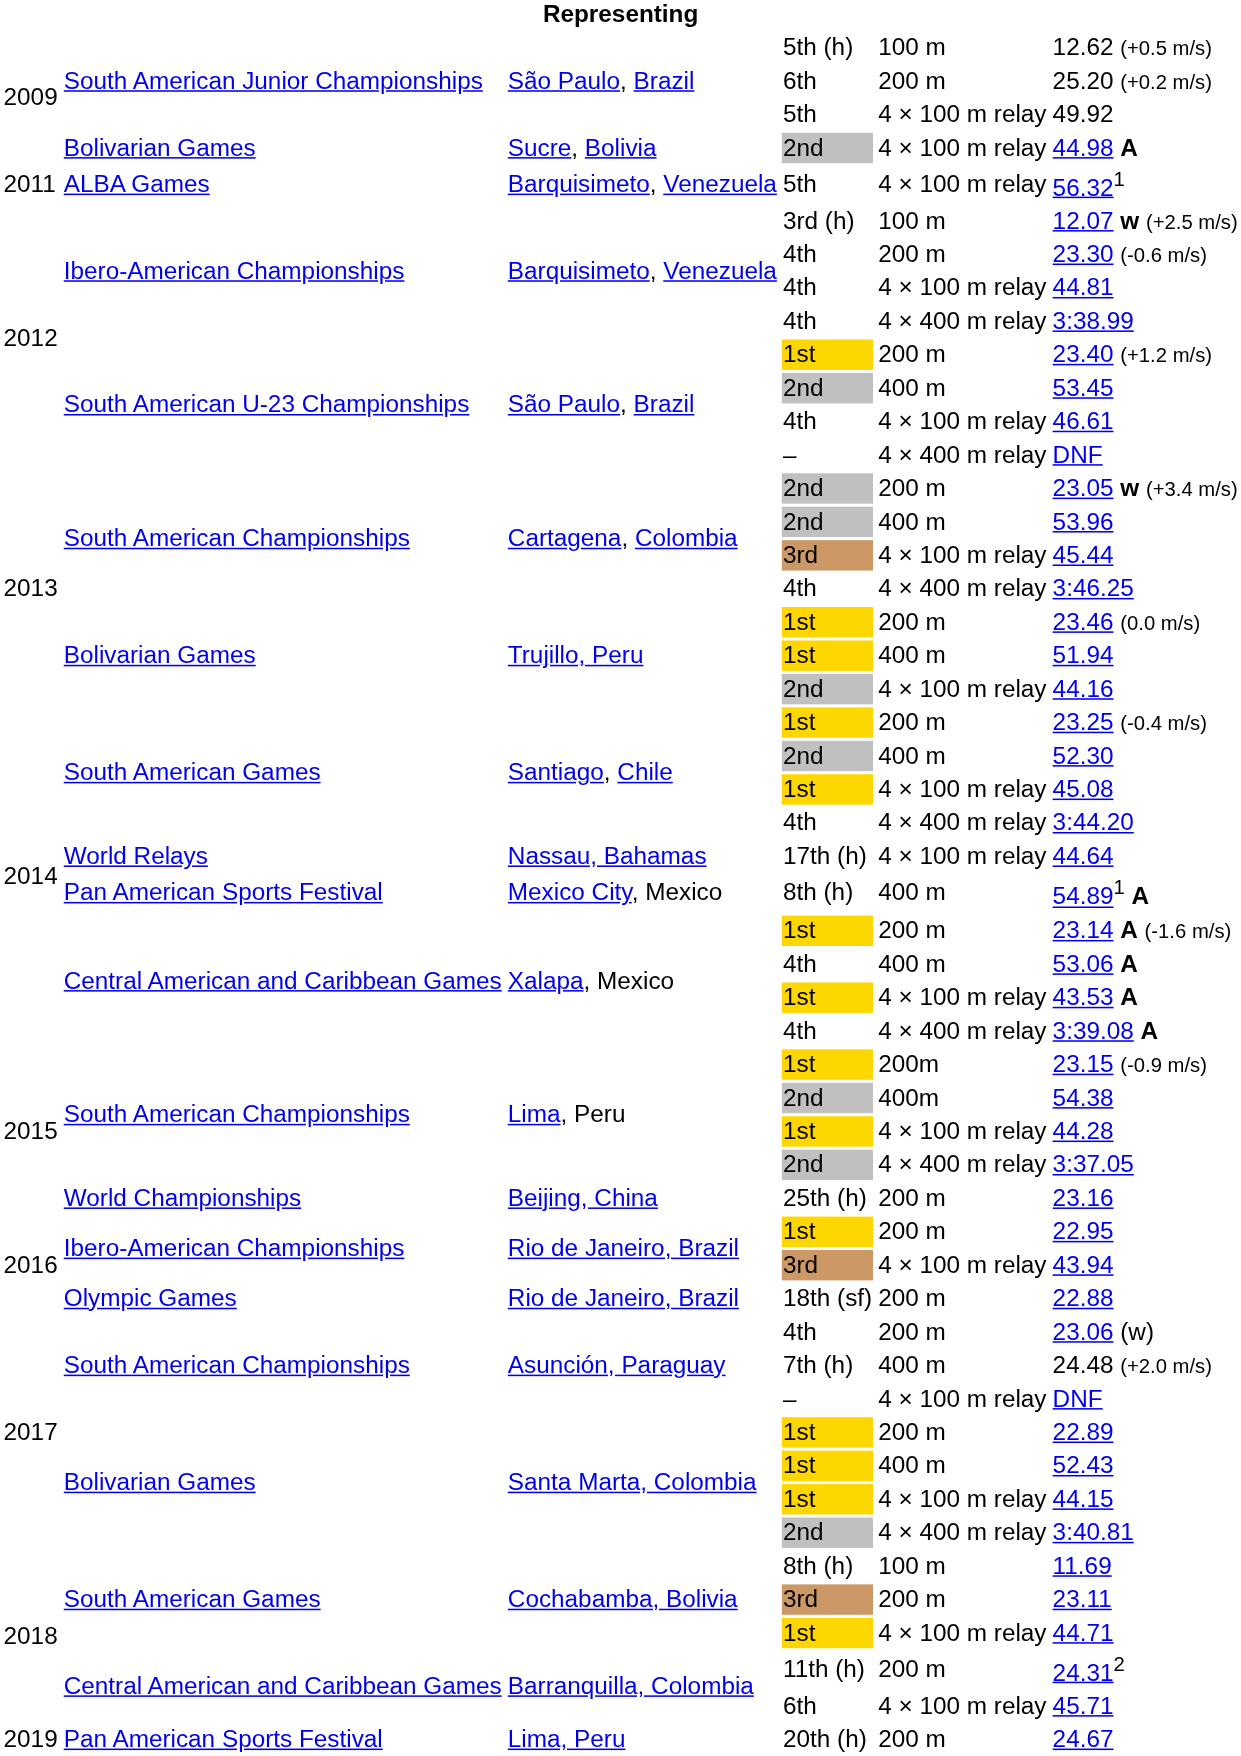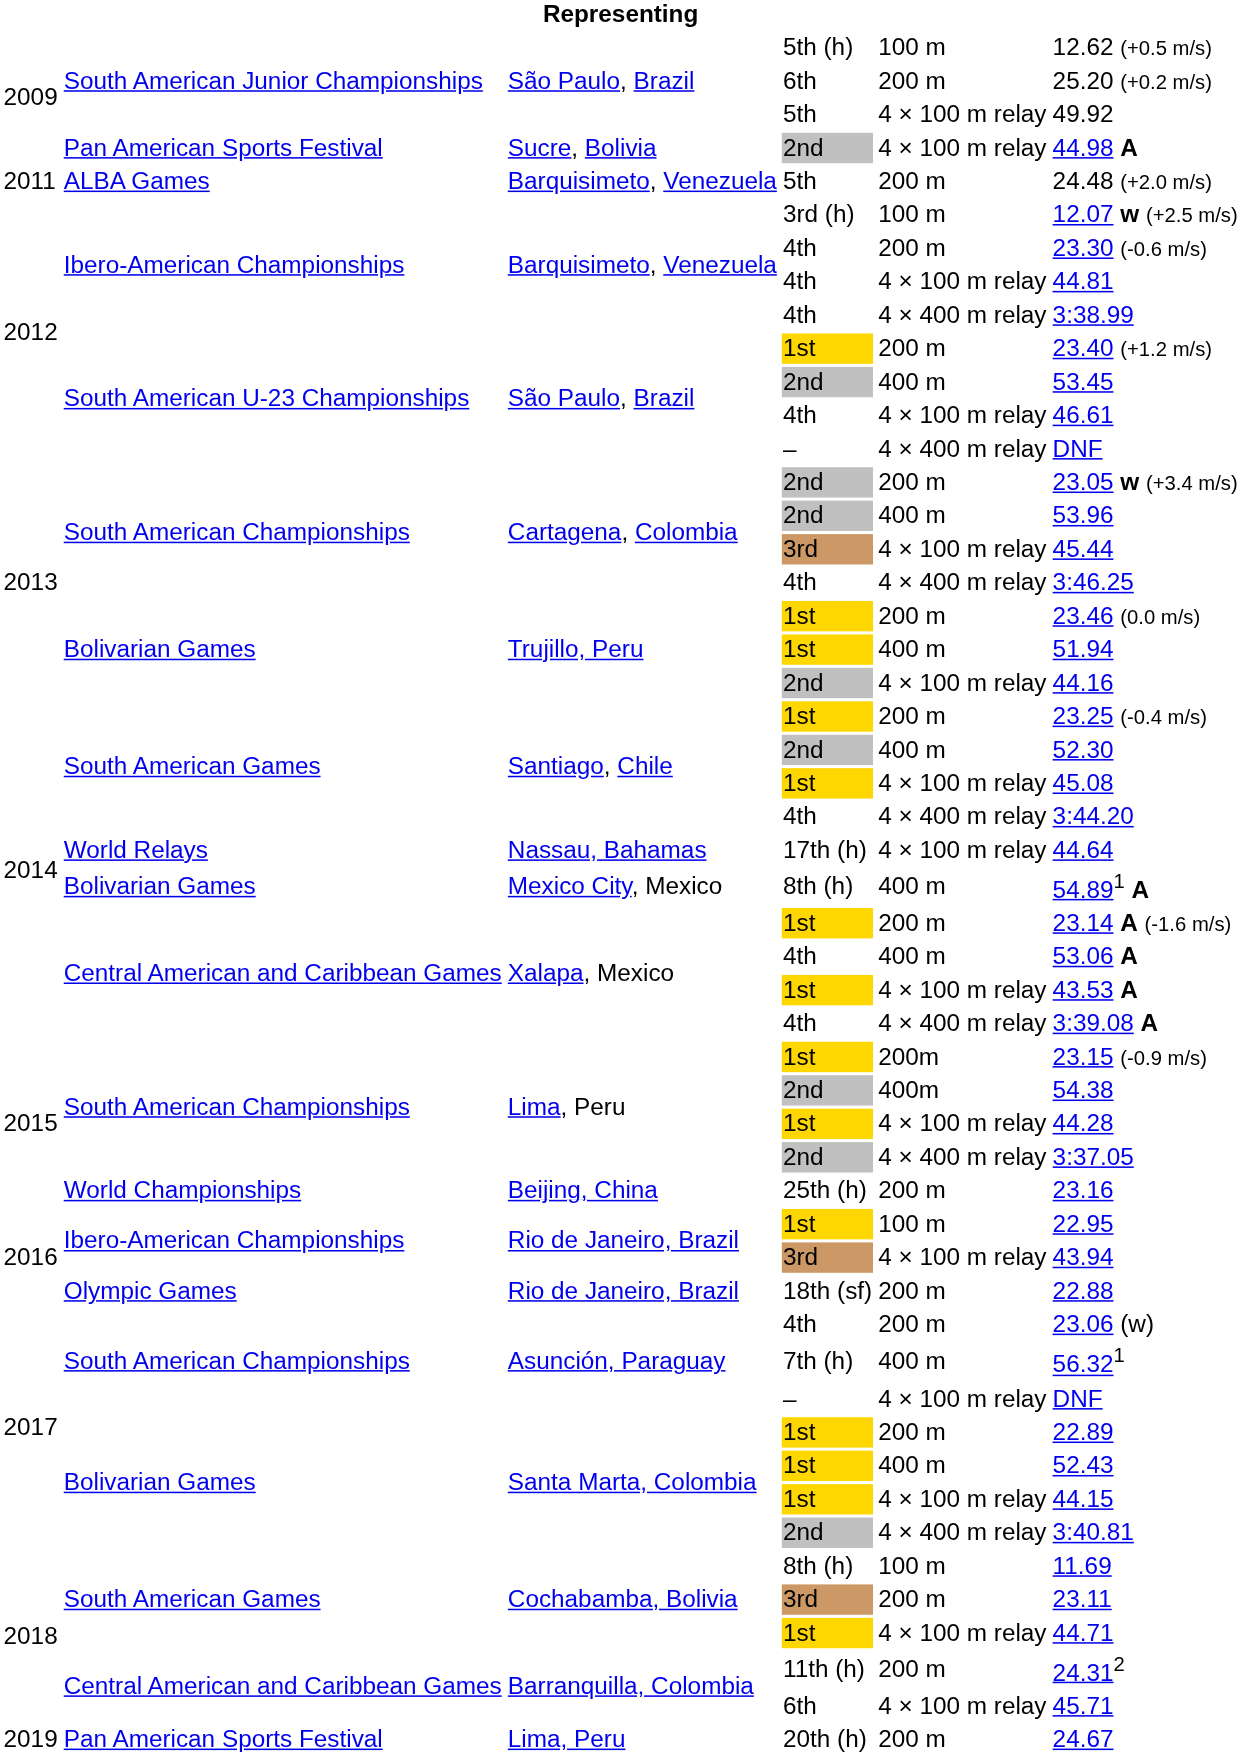(160, 147) Bolivarian Games -> (223, 147) Pan American Sports Festival
(962, 184) 4 × 100 m relay -> (912, 181) 200 m
(1089, 184) 56.321 -> (1132, 181) 24.48 (+2.0 m/s)
(223, 893) Pan American Sports Festival -> (160, 886) Bolivarian Games
(912, 1230) 200 m -> (912, 1224) 100 m
(1132, 1364) 24.48 (+2.0 m/s) -> (1089, 1361) 56.321
